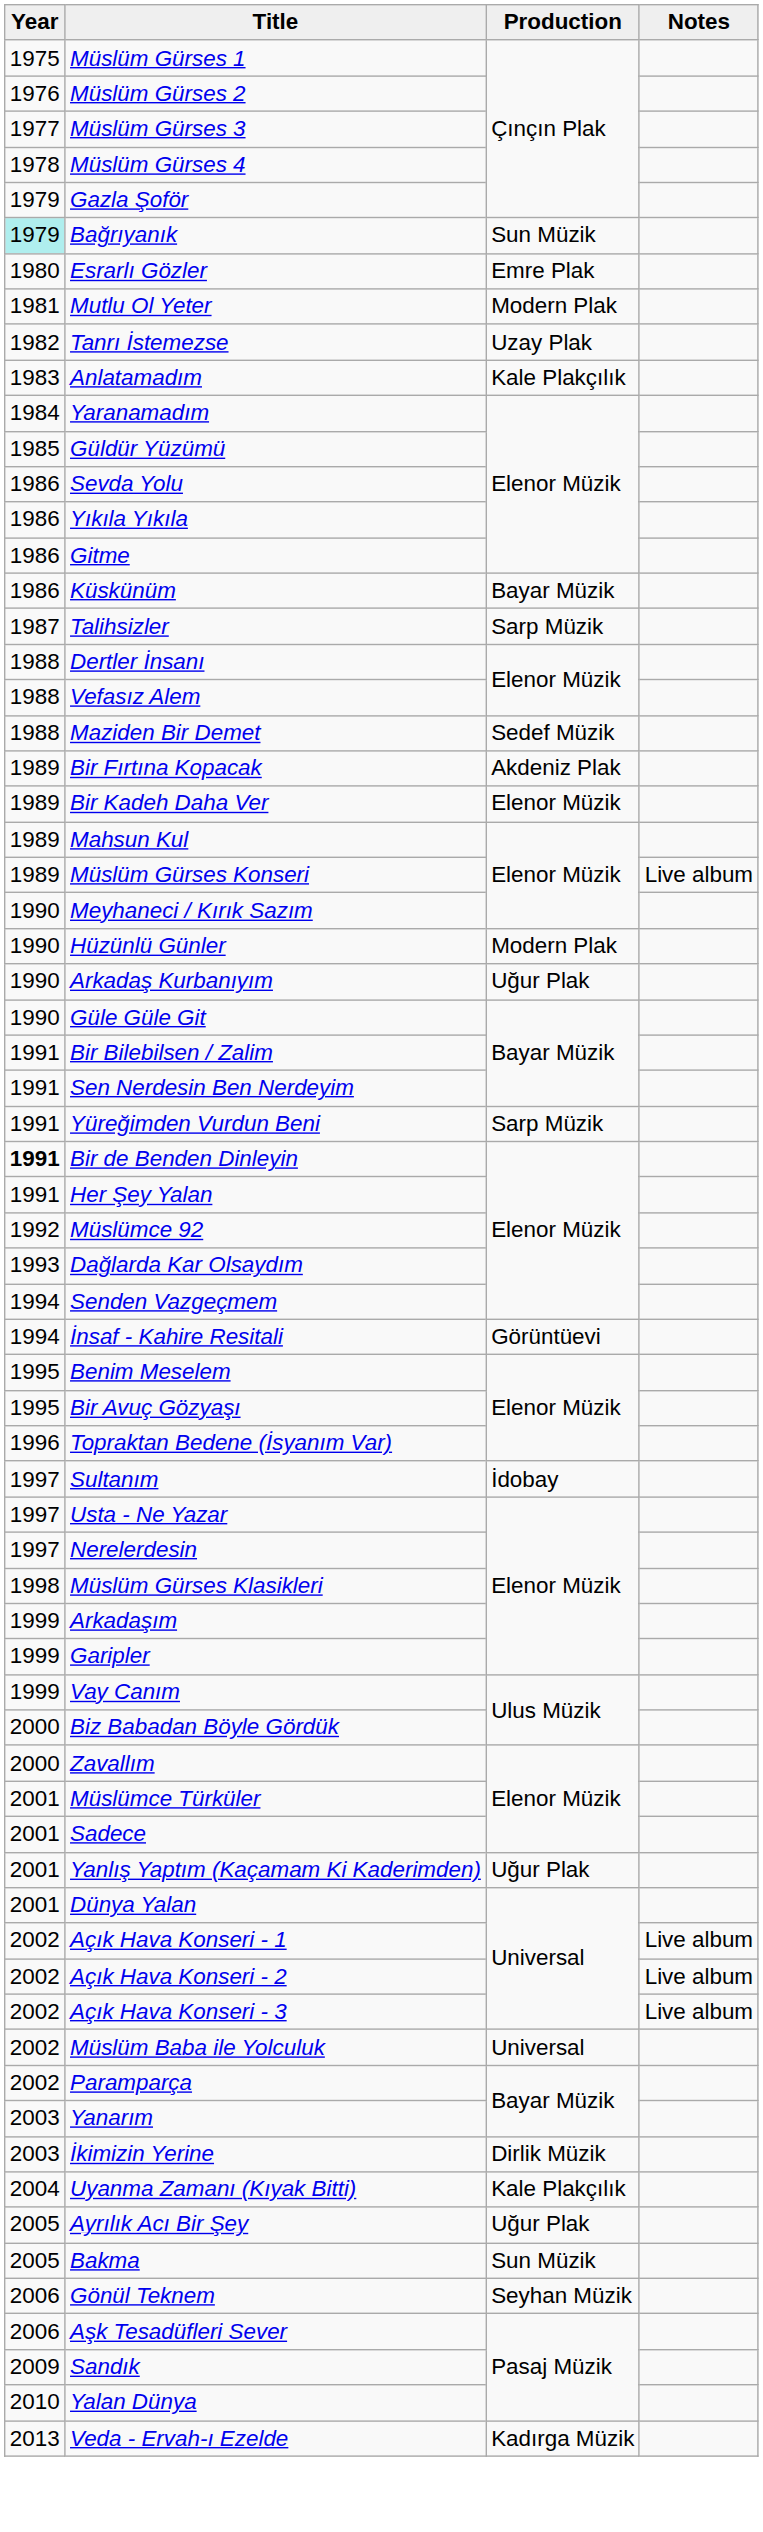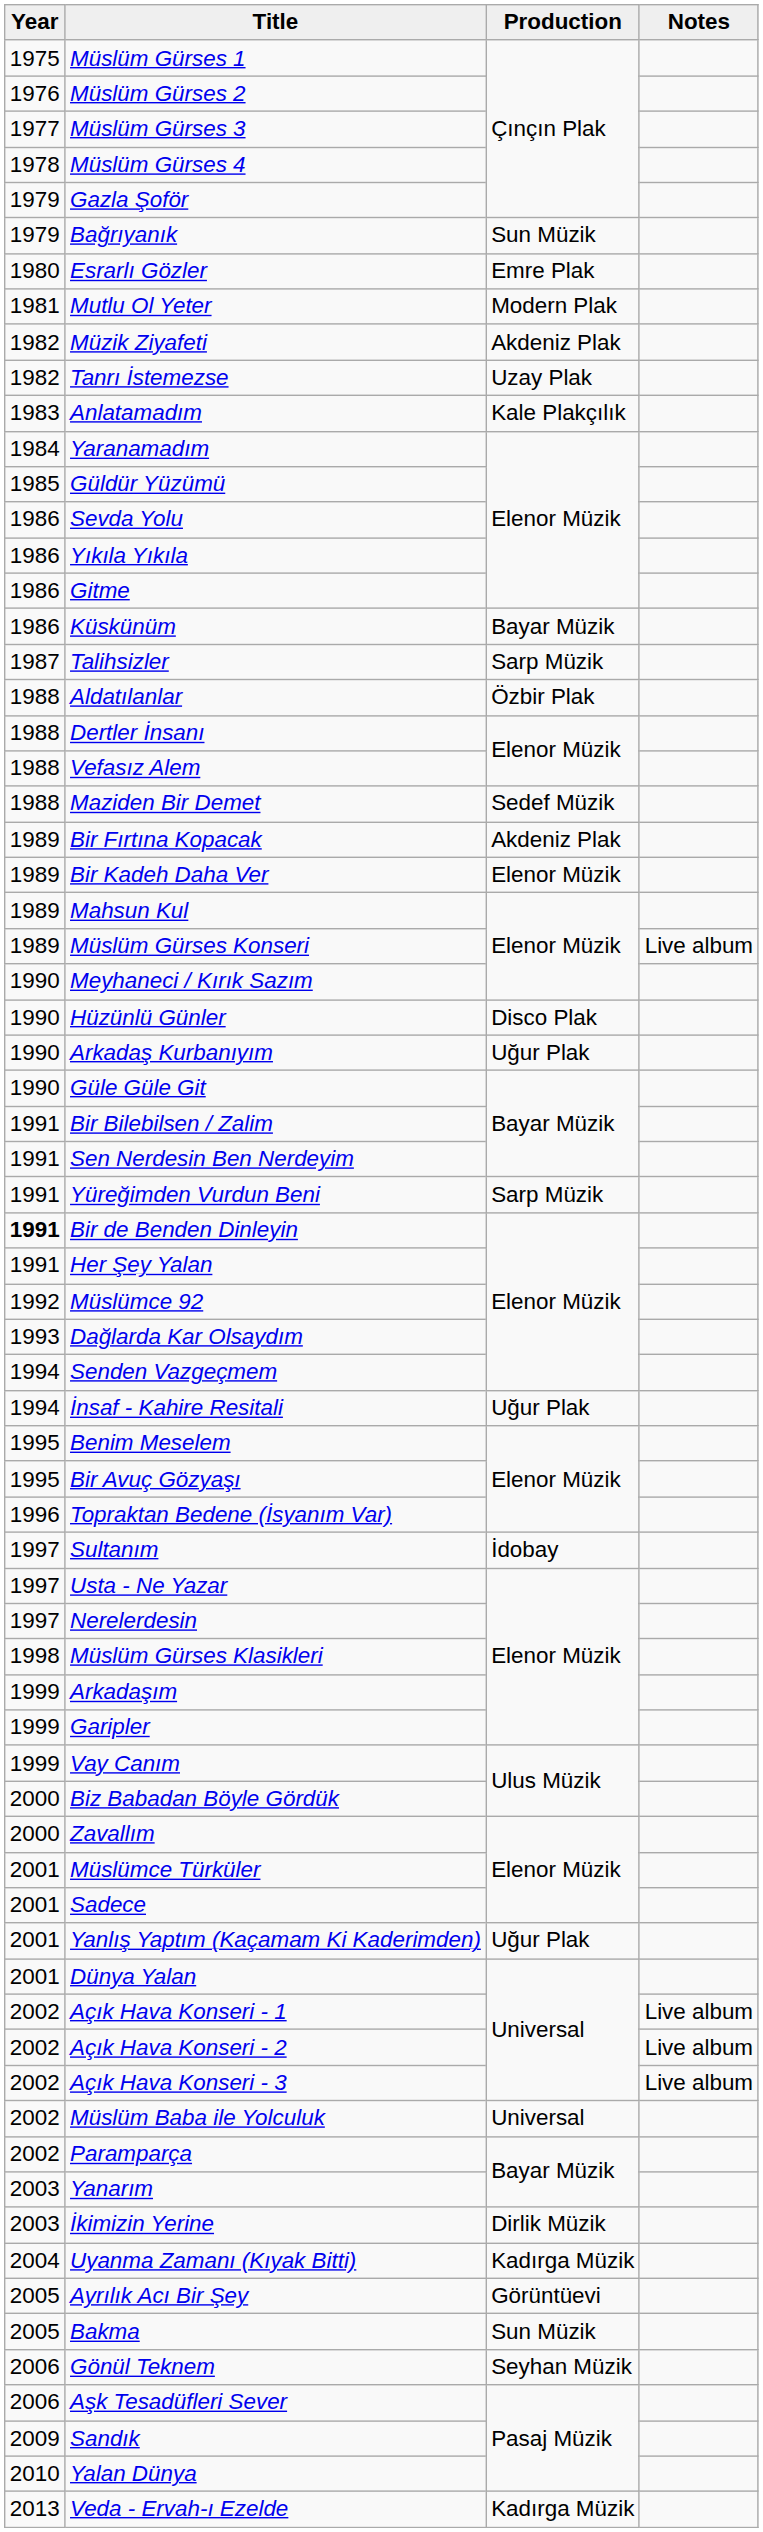(35, 235) paleturquoise background -> (35, 235) no background
+ row: (138, 341)
+ row: (126, 697)
(554, 945) Modern Plak -> (544, 1016) Disco Plak
(546, 1336) Görüntüevi -> (540, 1407) Uğur Plak
(558, 2189) Kale Plakçılık -> (563, 2260) Kadırga Müzik
(540, 2224) Uğur Plak -> (546, 2295) Görüntüevi
